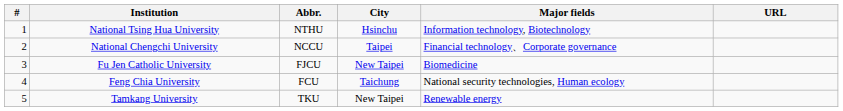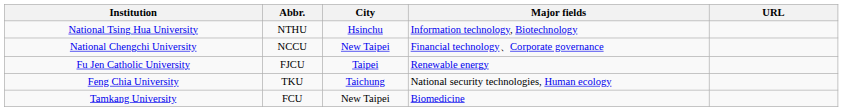- column: (17, 12)
(379, 47) Taipei -> (365, 47) New Taipei
(379, 65) New Taipei -> (365, 65) Taipei
(451, 65) Biomedicine -> (450, 65) Renewable energy
(309, 81) FCU -> (292, 81) TKU
(309, 98) TKU -> (292, 98) FCU
(463, 98) Renewable energy -> (438, 98) Biomedicine
